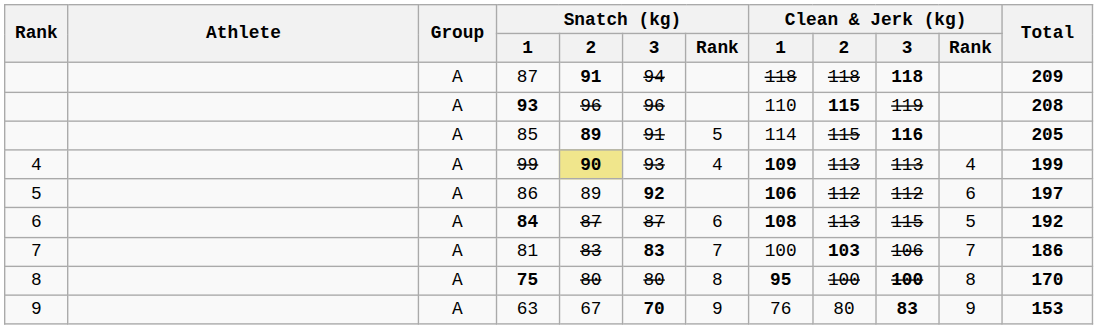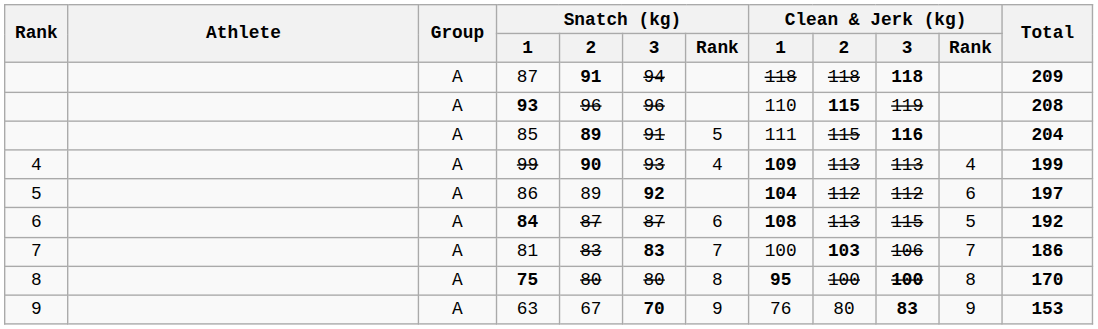(781, 135) 114 -> (781, 135) 111
(1047, 135) 205 -> (1047, 135) 204
(591, 164) khaki background -> (591, 164) no background
(781, 193) 106 -> (781, 193) 104
